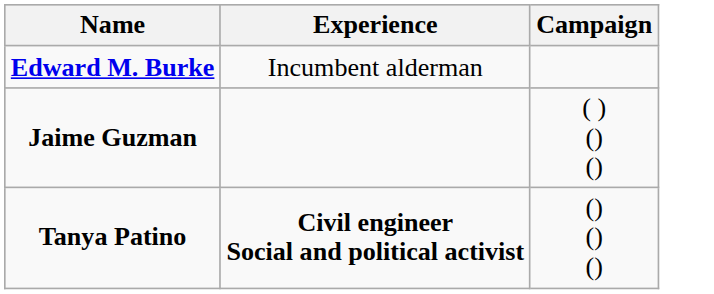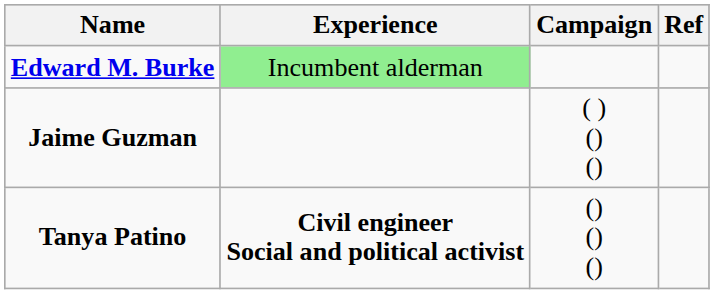+ column: (684, 25)
(375, 66) no background -> (375, 66) lightgreen background
